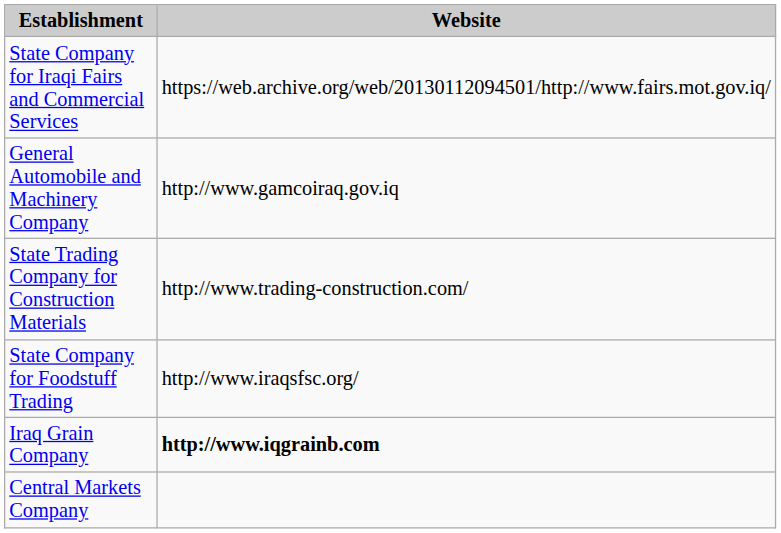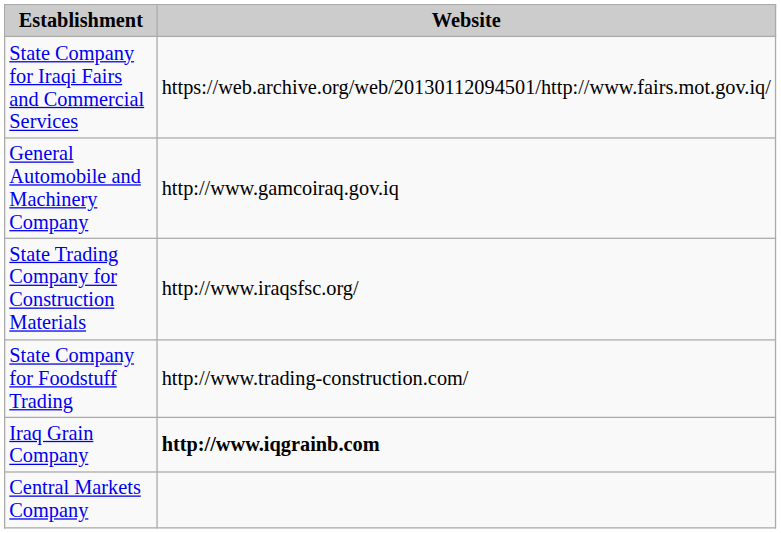(315, 288) http://www.trading-construction.com/ -> (260, 288) http://www.iraqsfsc.org/
(260, 378) http://www.iraqsfsc.org/ -> (315, 378) http://www.trading-construction.com/
